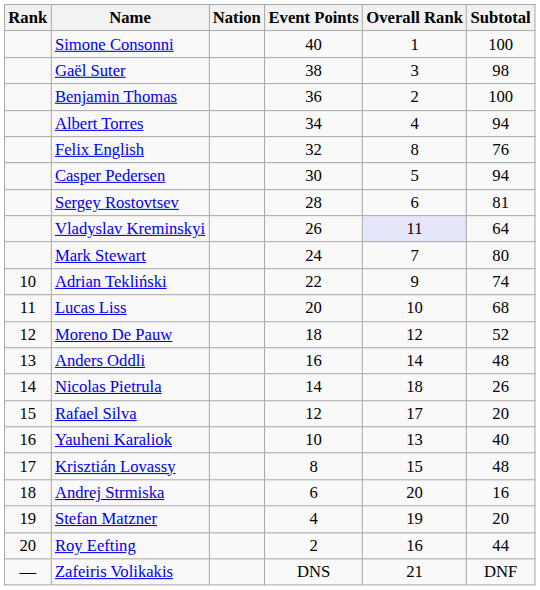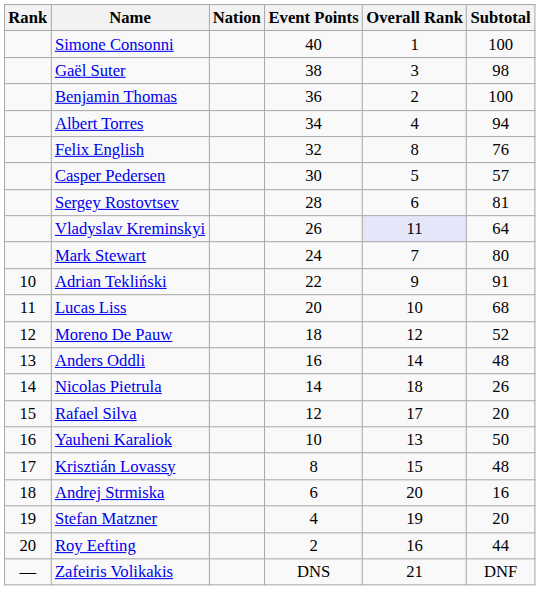(501, 176) 94 -> (501, 176) 57
(501, 281) 74 -> (501, 281) 91
(501, 439) 40 -> (501, 439) 50
